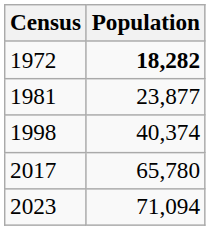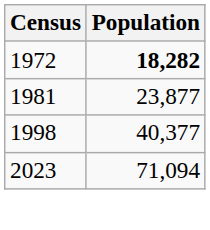(168, 133) 40,374 -> (168, 133) 40,377
- row: (33, 170)
